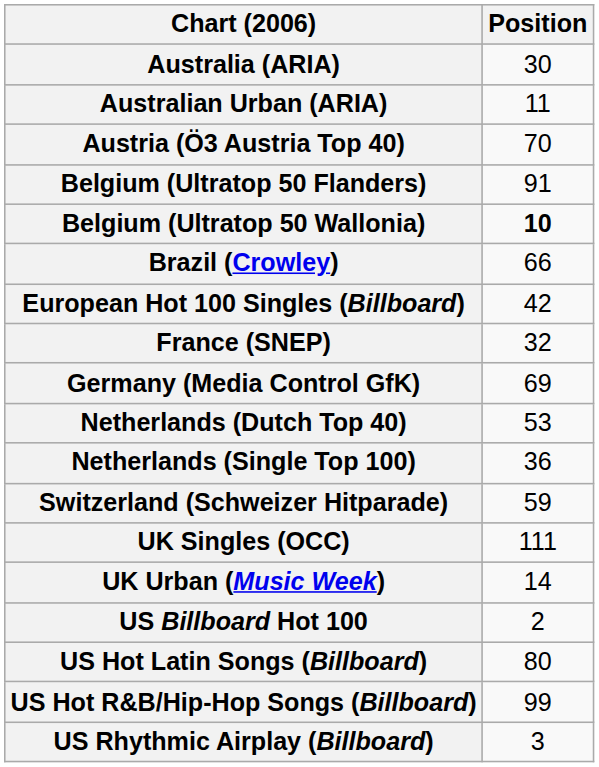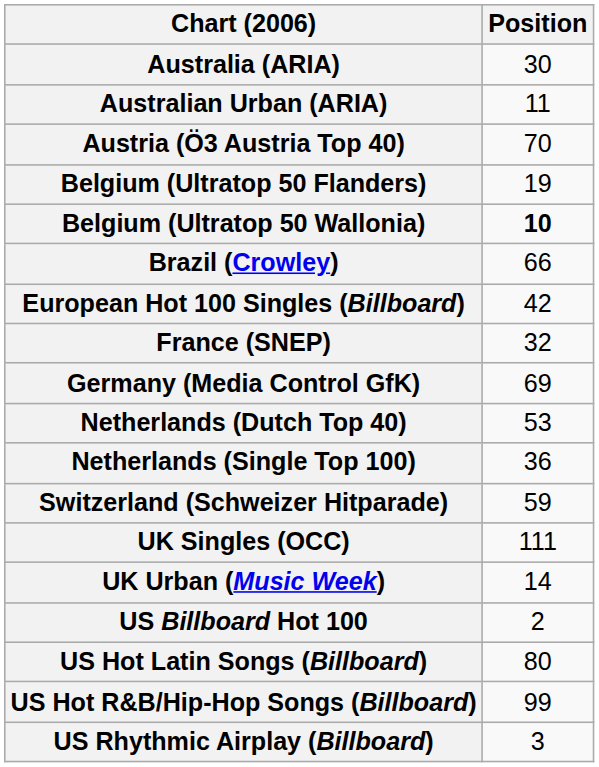(538, 183) 91 -> (538, 183) 19
